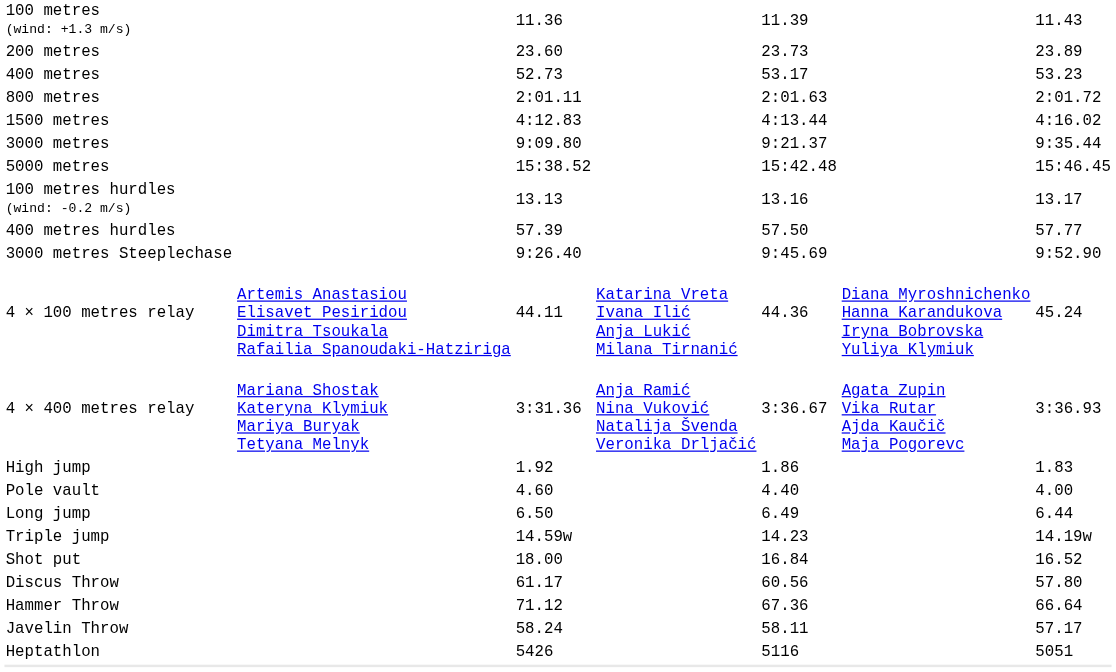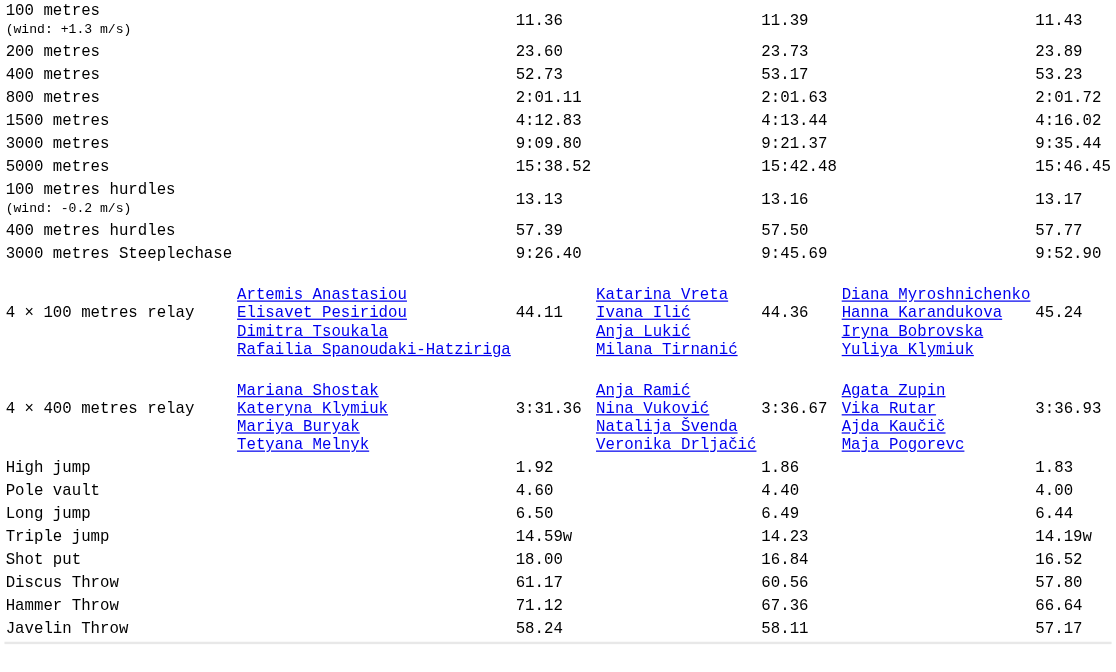- row: (53, 652)
